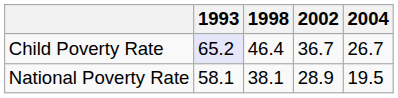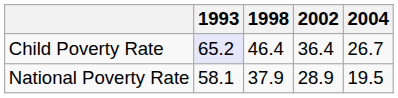(316, 48) 36.7 -> (316, 48) 36.4
(266, 78) 38.1 -> (266, 78) 37.9
